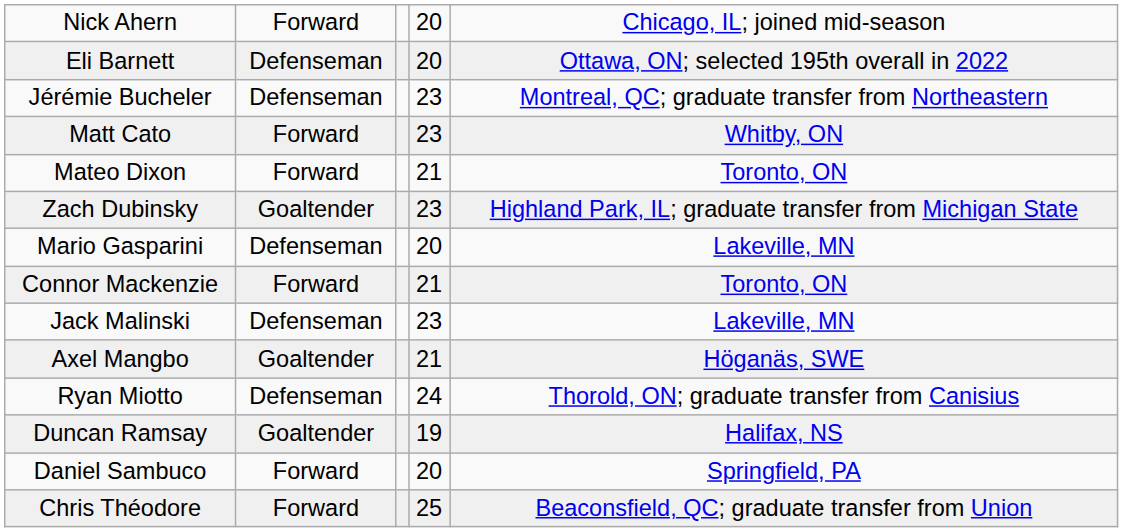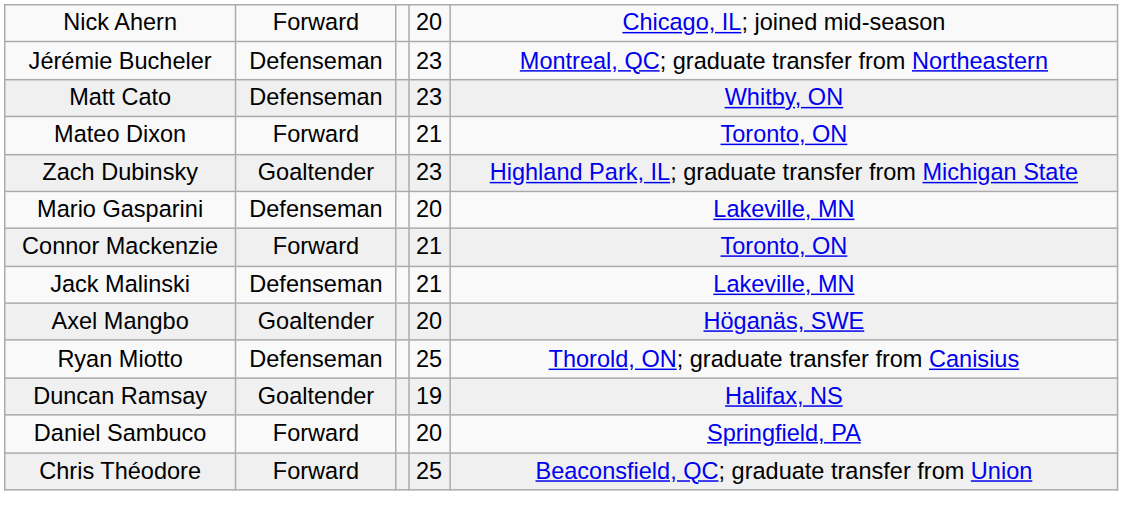- row: (120, 60)
(316, 135) Forward -> (316, 97) Defenseman
(429, 321) 23 -> (429, 284) 21
(429, 358) 21 -> (429, 321) 20
(429, 396) 24 -> (429, 358) 25
